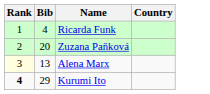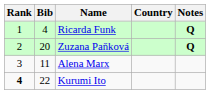+ column: (190, 13)
(19, 64) lightyellow background -> (19, 64) no background
(45, 64) 13 -> (45, 64) 11
(45, 81) 29 -> (45, 81) 22
